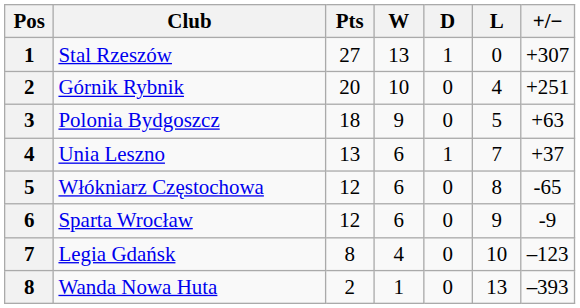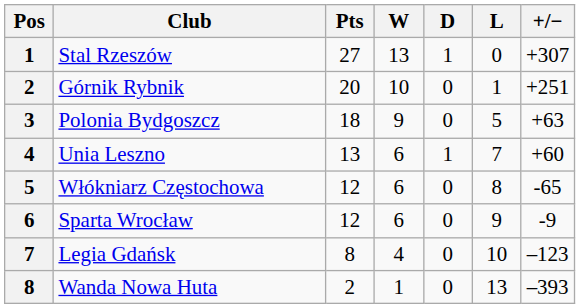(497, 87) 4 -> (497, 87) 1
(548, 154) +37 -> (548, 154) +60
